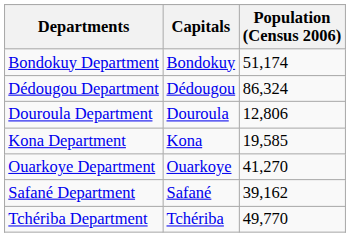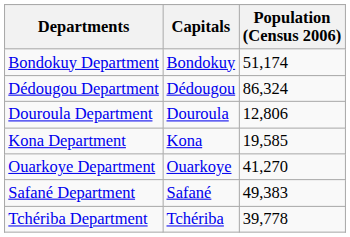(265, 192) 39,162 -> (265, 192) 49,383
(265, 219) 49,770 -> (265, 219) 39,778
